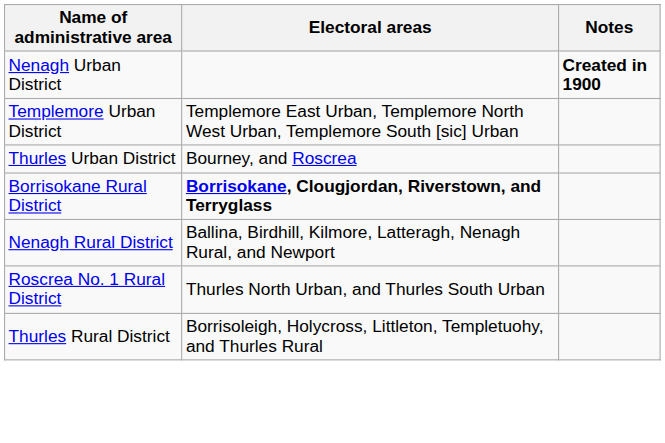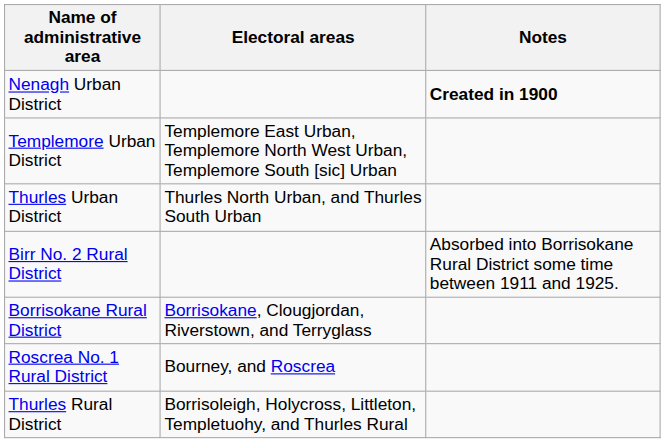(271, 158) Bourney, and Roscrea -> (293, 207) Thurles North Urban, and Thurles South Urban
+ row: (68, 263)
(364, 195) bold -> (268, 320) normal
- row: (91, 242)
(365, 289) Thurles North Urban, and Thurles South Urban -> (250, 367) Bourney, and Roscrea
